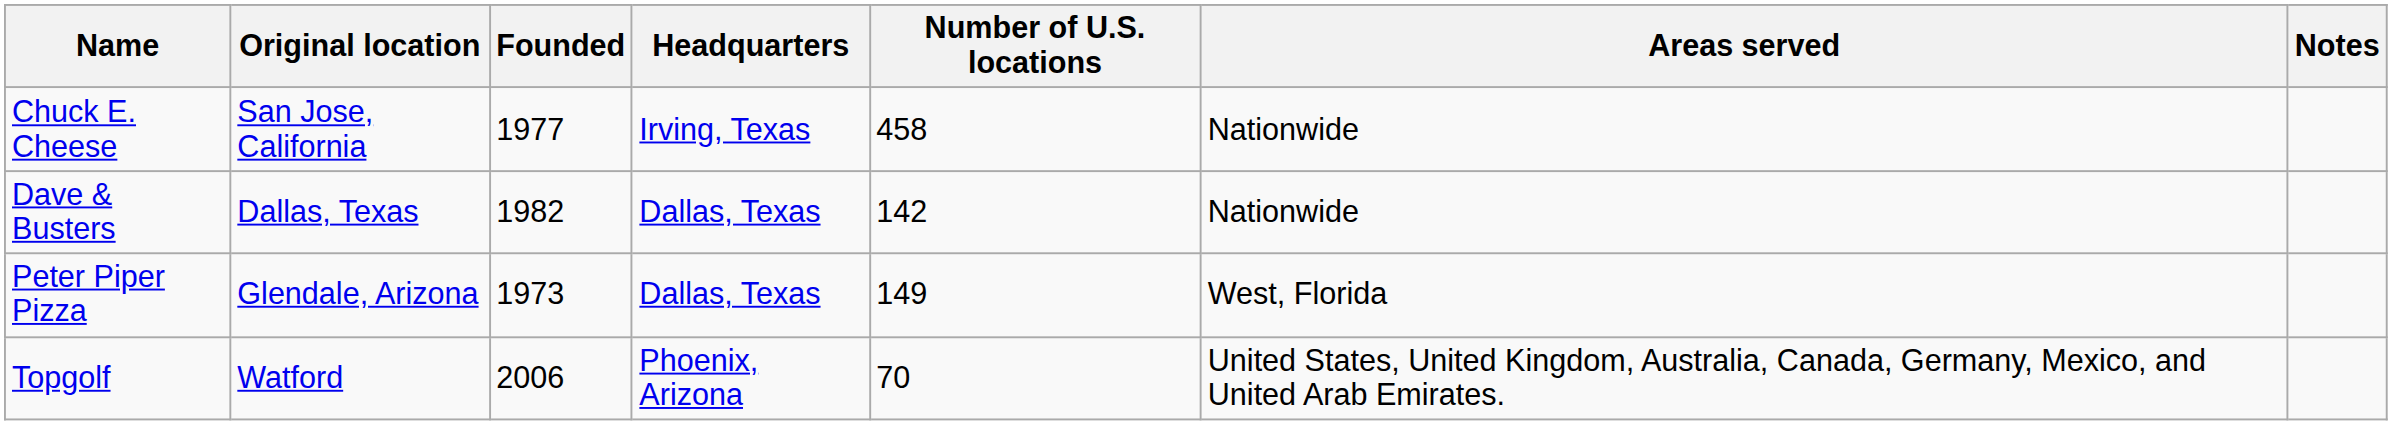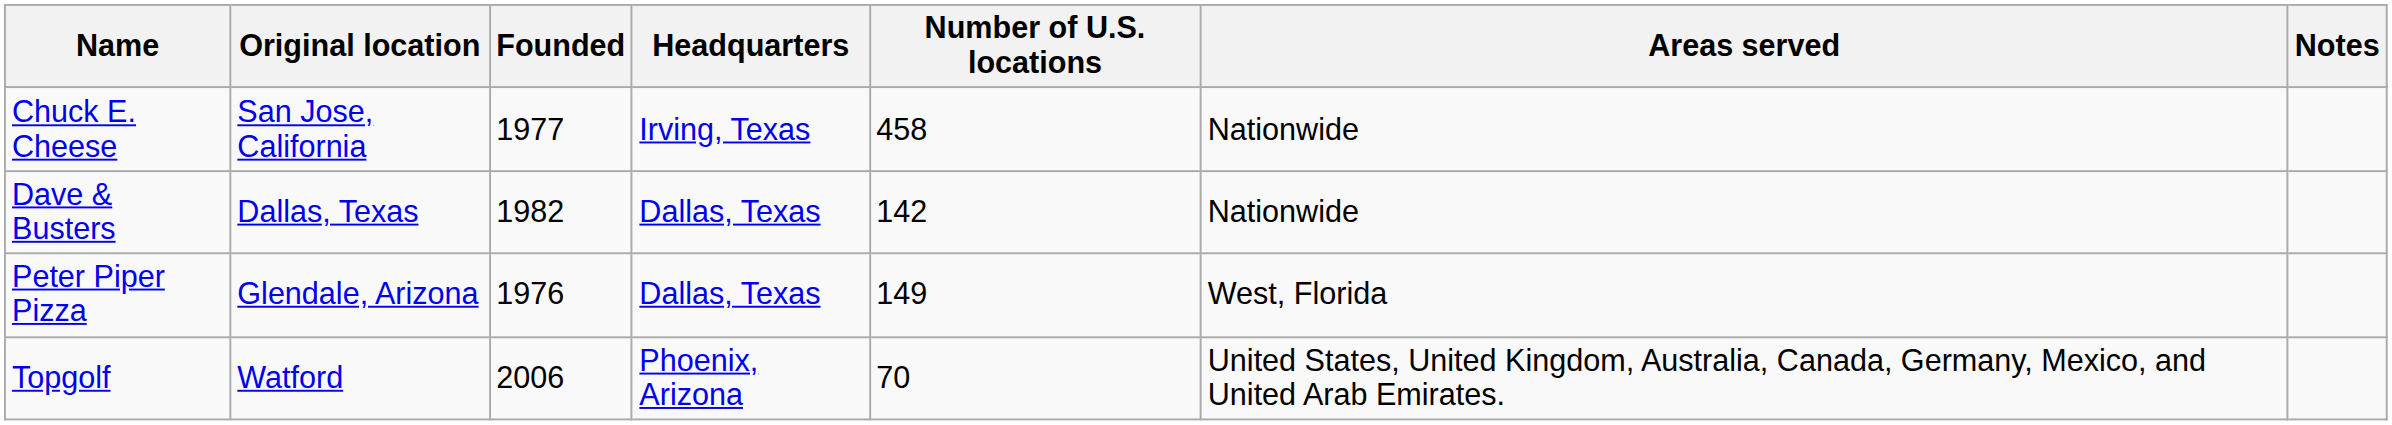(530, 294) 1973 -> (530, 294) 1976
